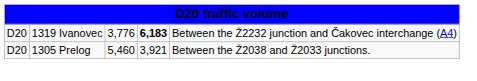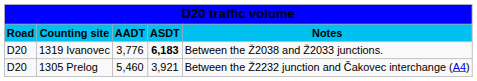+ row: (74, 33)
(315, 33) Between the Ž2232 junction and Čakovec interchange (A4) -> (284, 50) Between the Ž2038 and Ž2033 junctions.
(271, 50) Between the Ž2038 and Ž2033 junctions. -> (327, 67) Between the Ž2232 junction and Čakovec interchange (A4)
